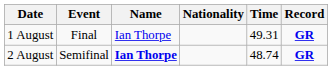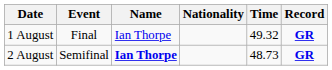(264, 34) 49.31 -> (264, 34) 49.32
(264, 55) 48.74 -> (264, 55) 48.73
